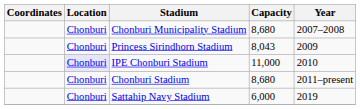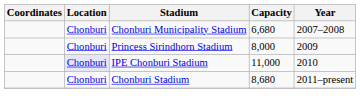(263, 29) 8,680 -> (263, 29) 6,680
(263, 46) 8,043 -> (263, 46) 8,000
- row: (161, 96)
